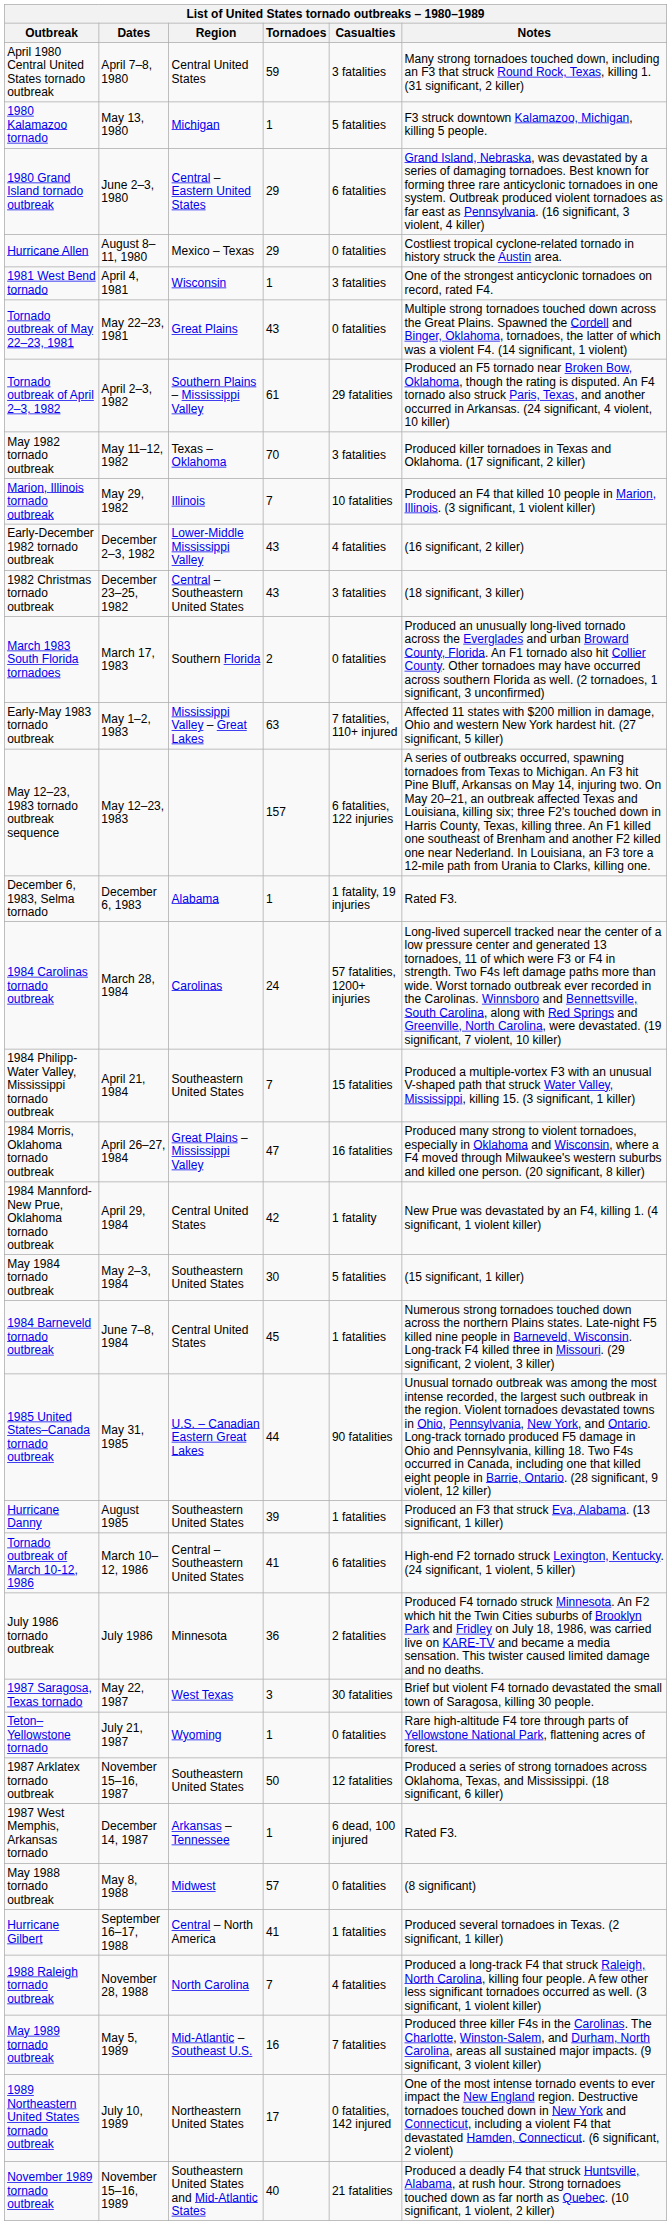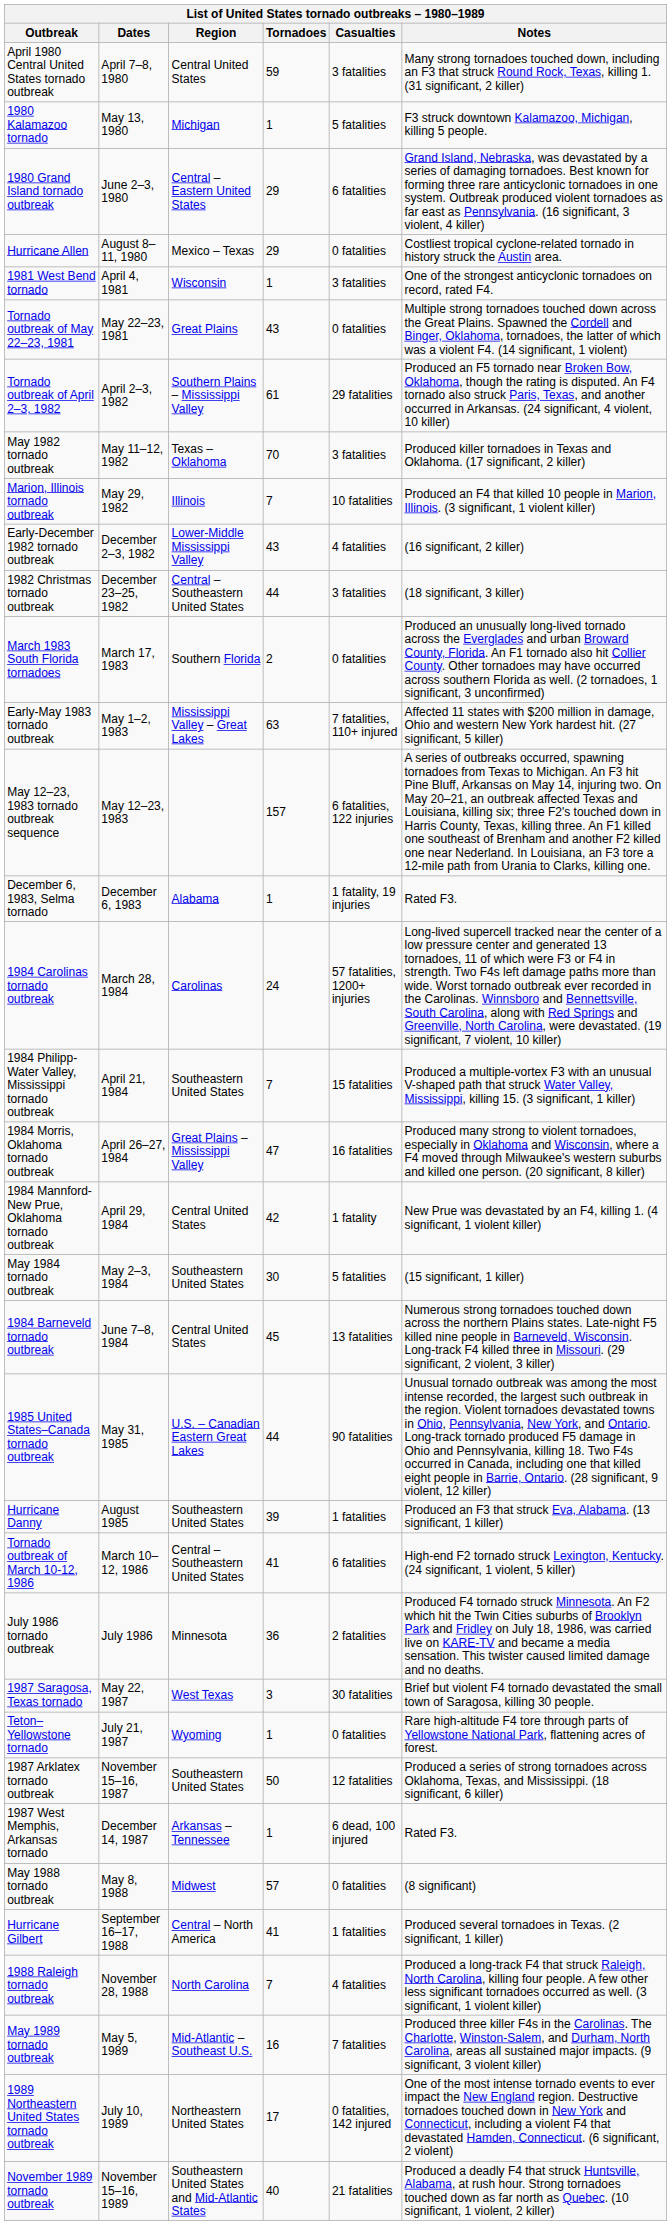(273, 593) 43 -> (273, 593) 44
(359, 1337) 1 fatalities -> (362, 1337) 13 fatalities
